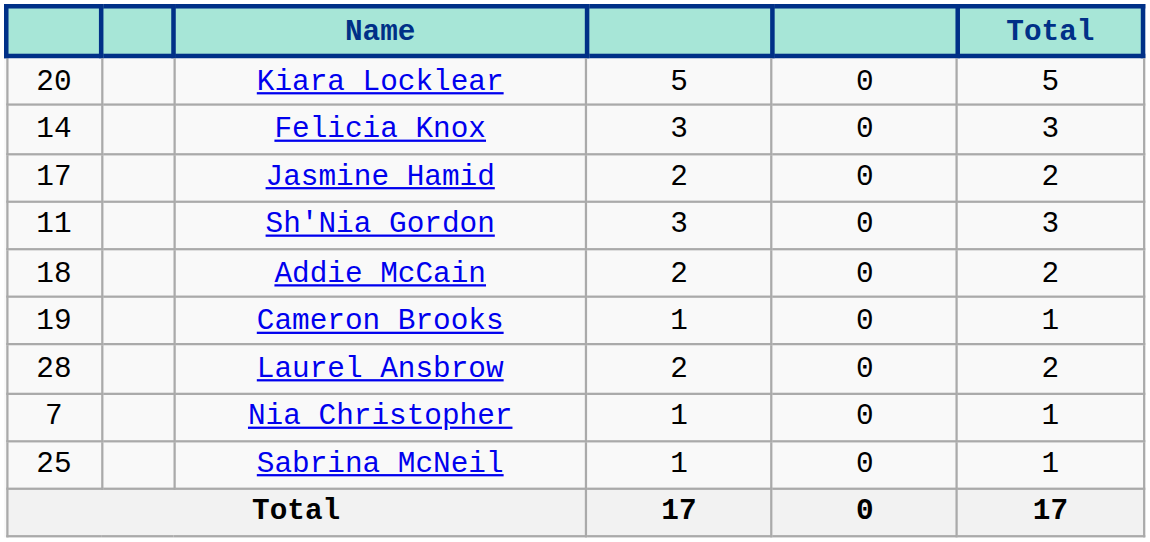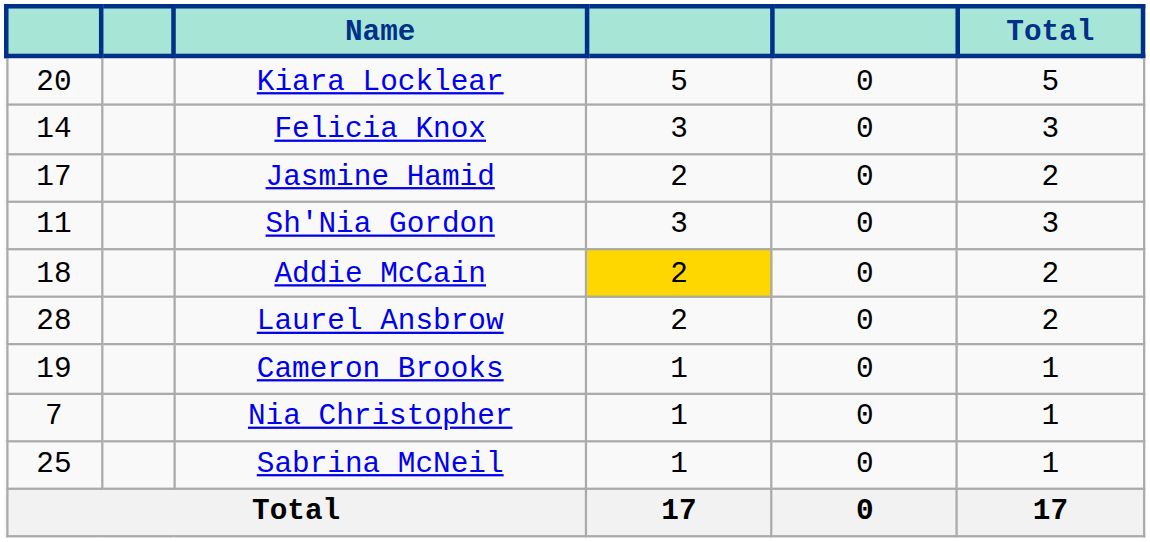(679, 273) no background -> (679, 273) gold background
rows swapped: (380, 369) <-> (380, 321)
